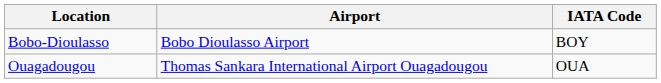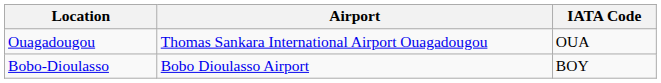rows swapped: (59, 41) <-> (52, 66)
